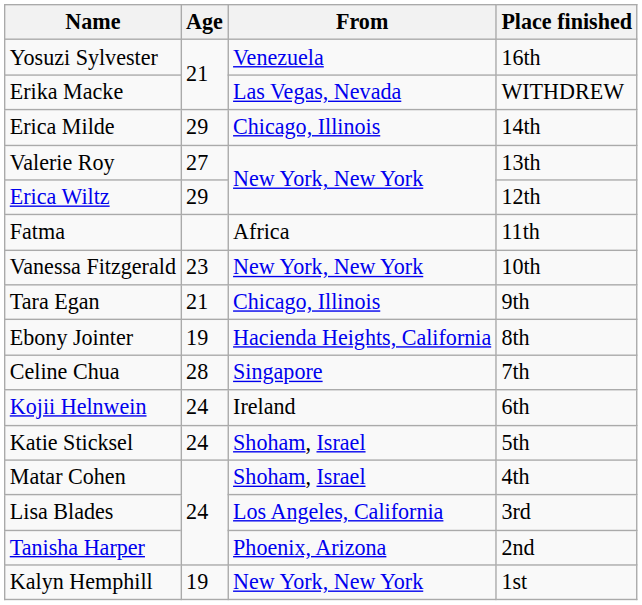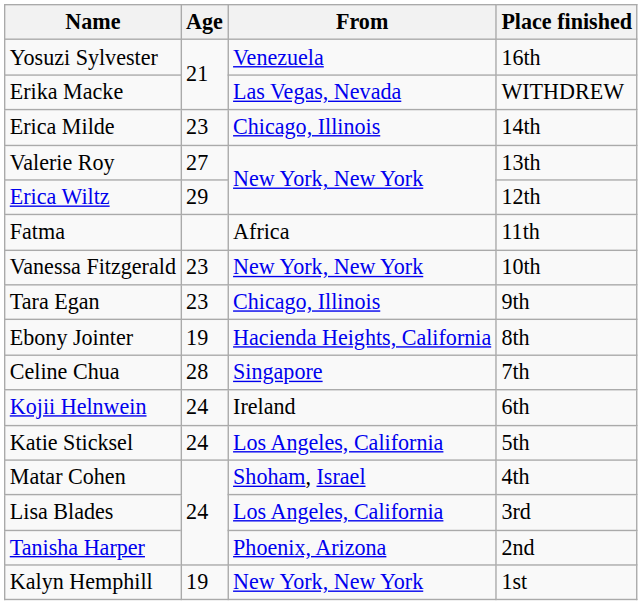(197, 127) 29 -> (197, 127) 23
(197, 302) 21 -> (197, 302) 23
(299, 442) Shoham, Israel -> (338, 442) Los Angeles, California
